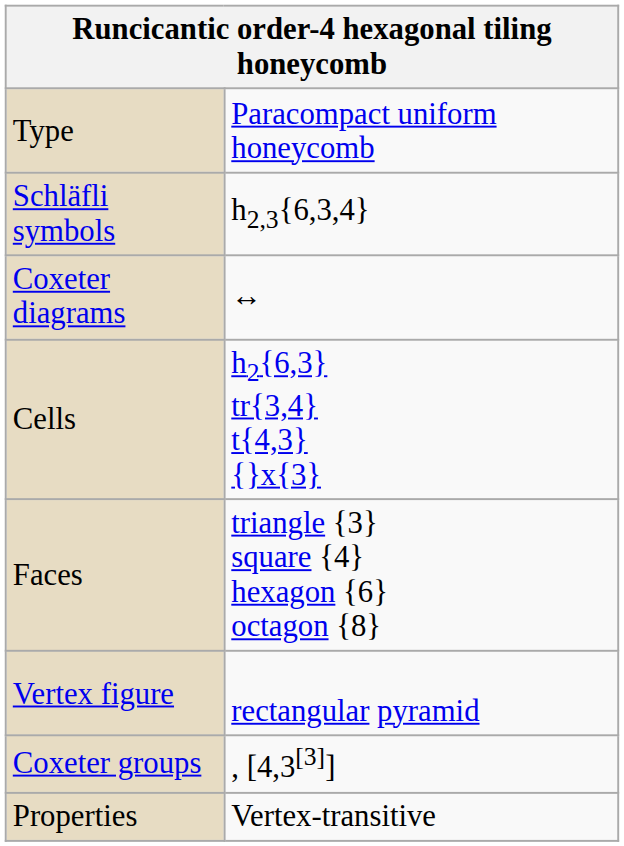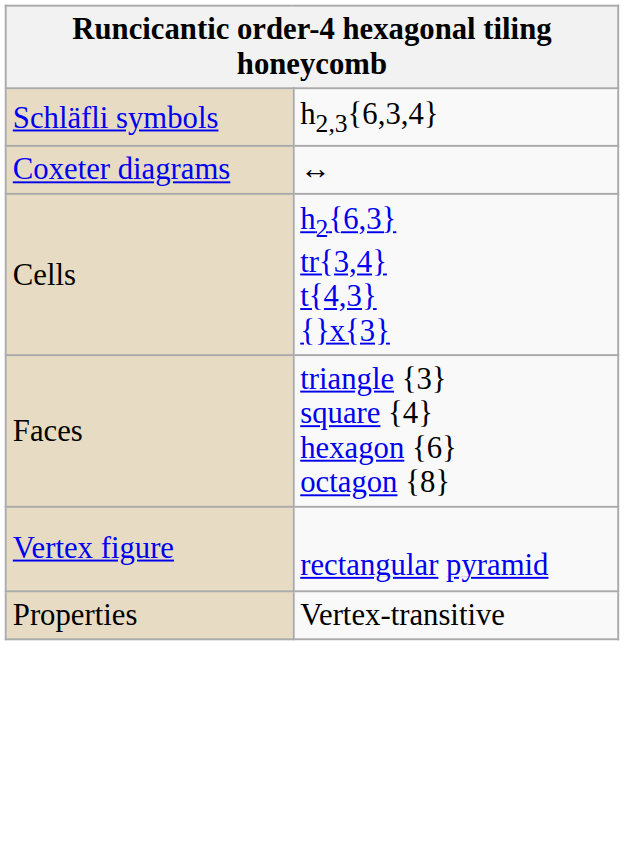- row: (43, 130)
- row: (107, 762)
